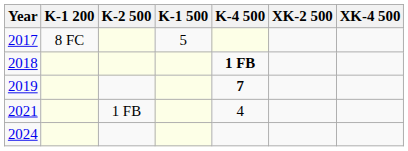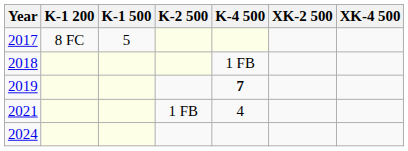columns swapped: (183, 16) <-> (126, 16)
(240, 63) bold -> (240, 63) normal
